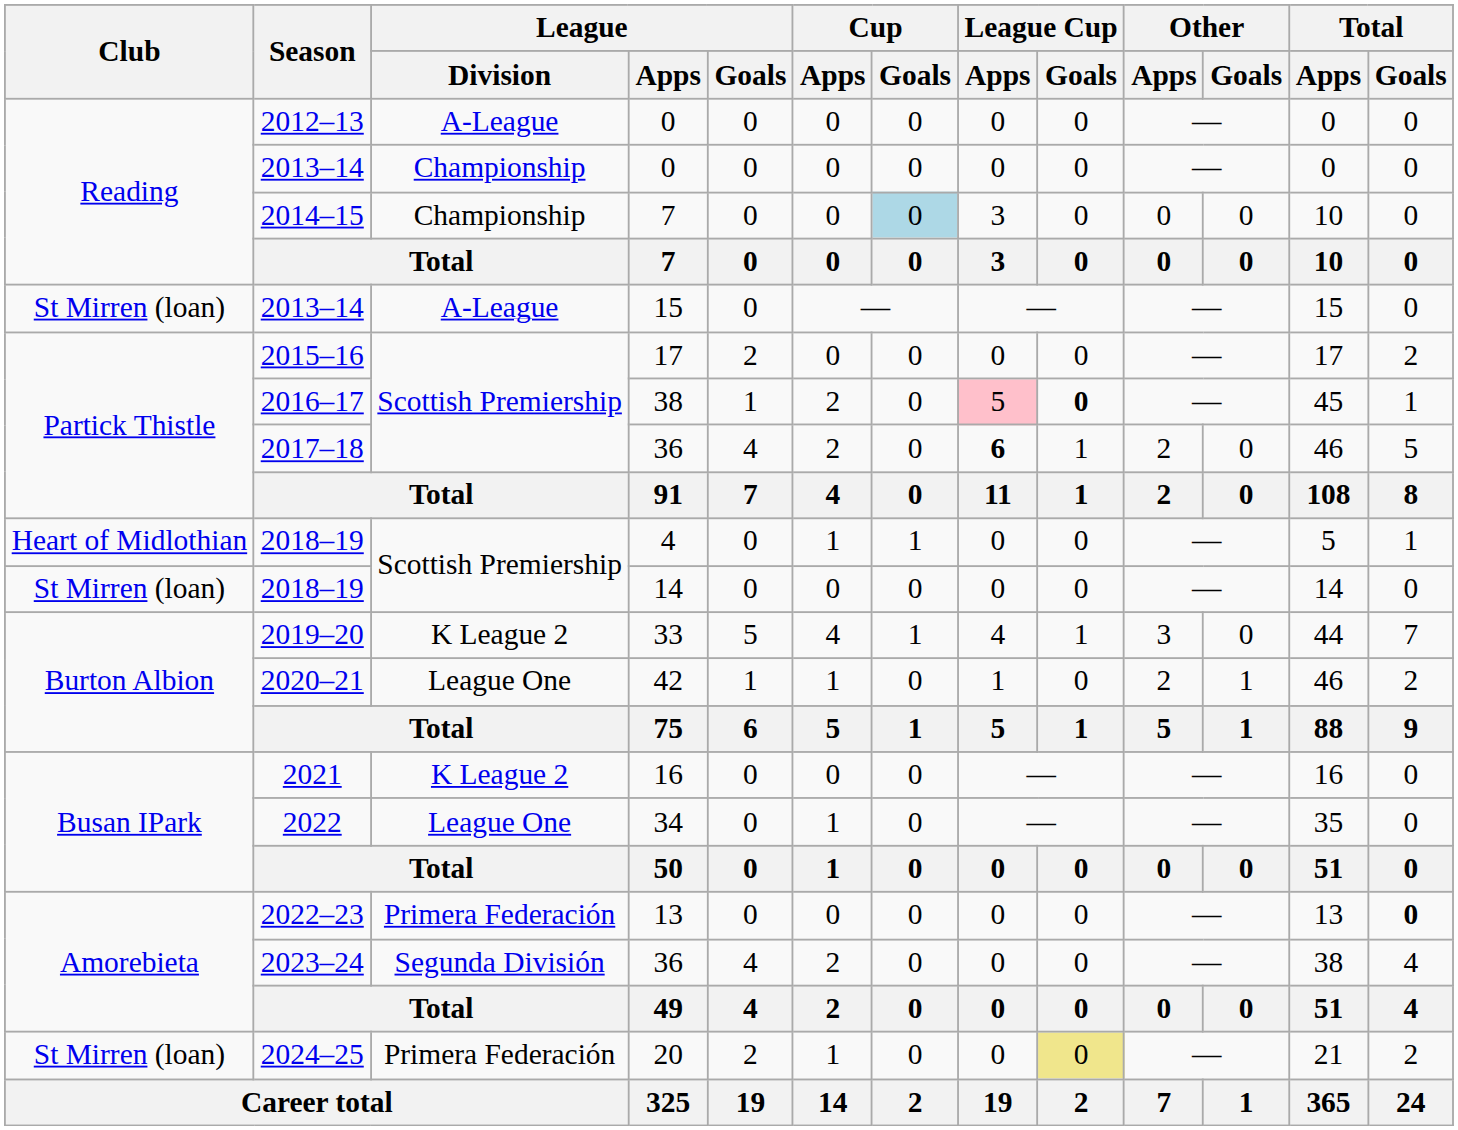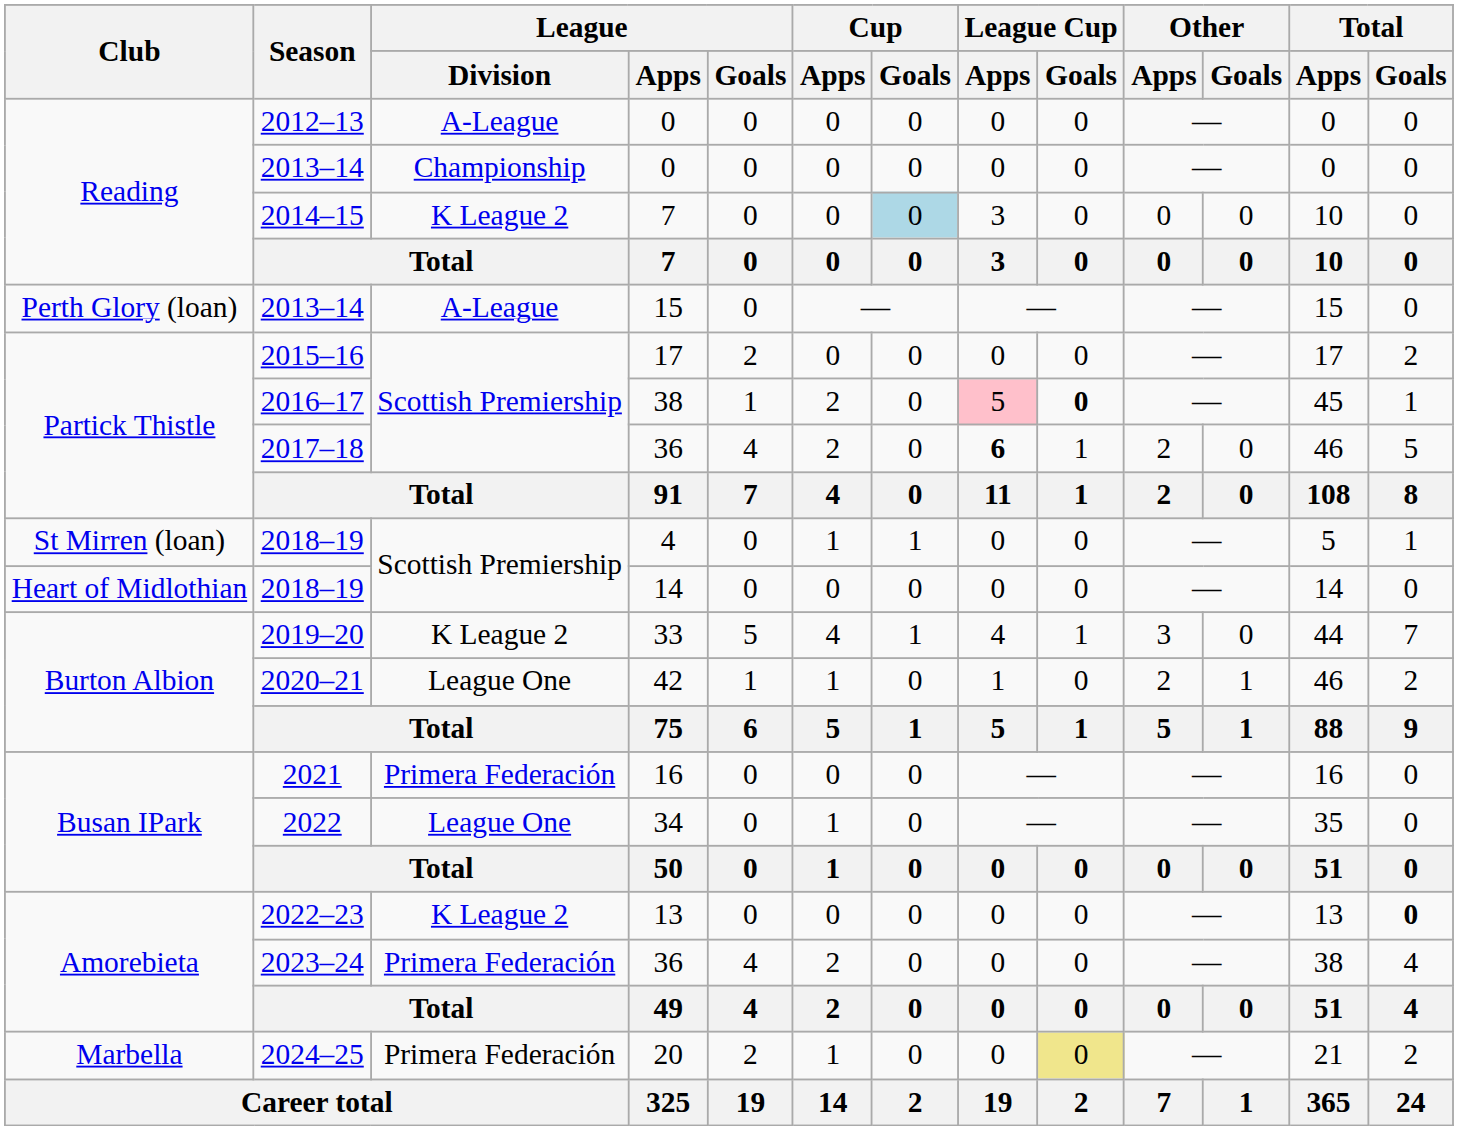(500, 214) Championship -> (500, 214) K League 2
(129, 307) St Mirren (loan) -> (129, 307) Perth Glory (loan)
(129, 541) Heart of Midlothian -> (129, 541) St Mirren (loan)
(129, 588) St Mirren (loan) -> (129, 588) Heart of Midlothian
(500, 774) K League 2 -> (500, 774) Primera Federación
(500, 914) Primera Federación -> (500, 914) K League 2
(500, 961) Segunda División -> (500, 961) Primera Federación
(129, 1055) St Mirren (loan) -> (129, 1055) Marbella
